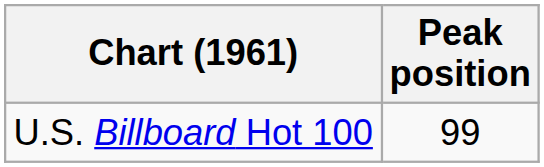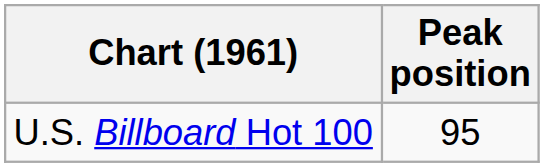(460, 131) 99 -> (460, 131) 95
